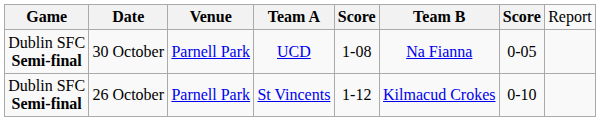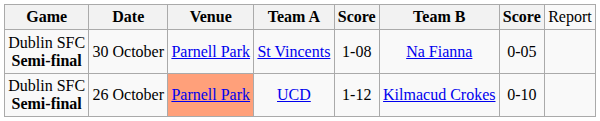(294, 51) UCD -> (294, 51) St Vincents
(211, 94) no background -> (211, 94) lightsalmon background
(294, 94) St Vincents -> (294, 94) UCD
